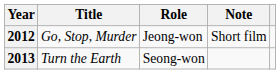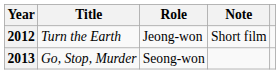(89, 36) Go, Stop, Murder -> (81, 36) Turn the Earth
(81, 58) Turn the Earth -> (89, 58) Go, Stop, Murder
